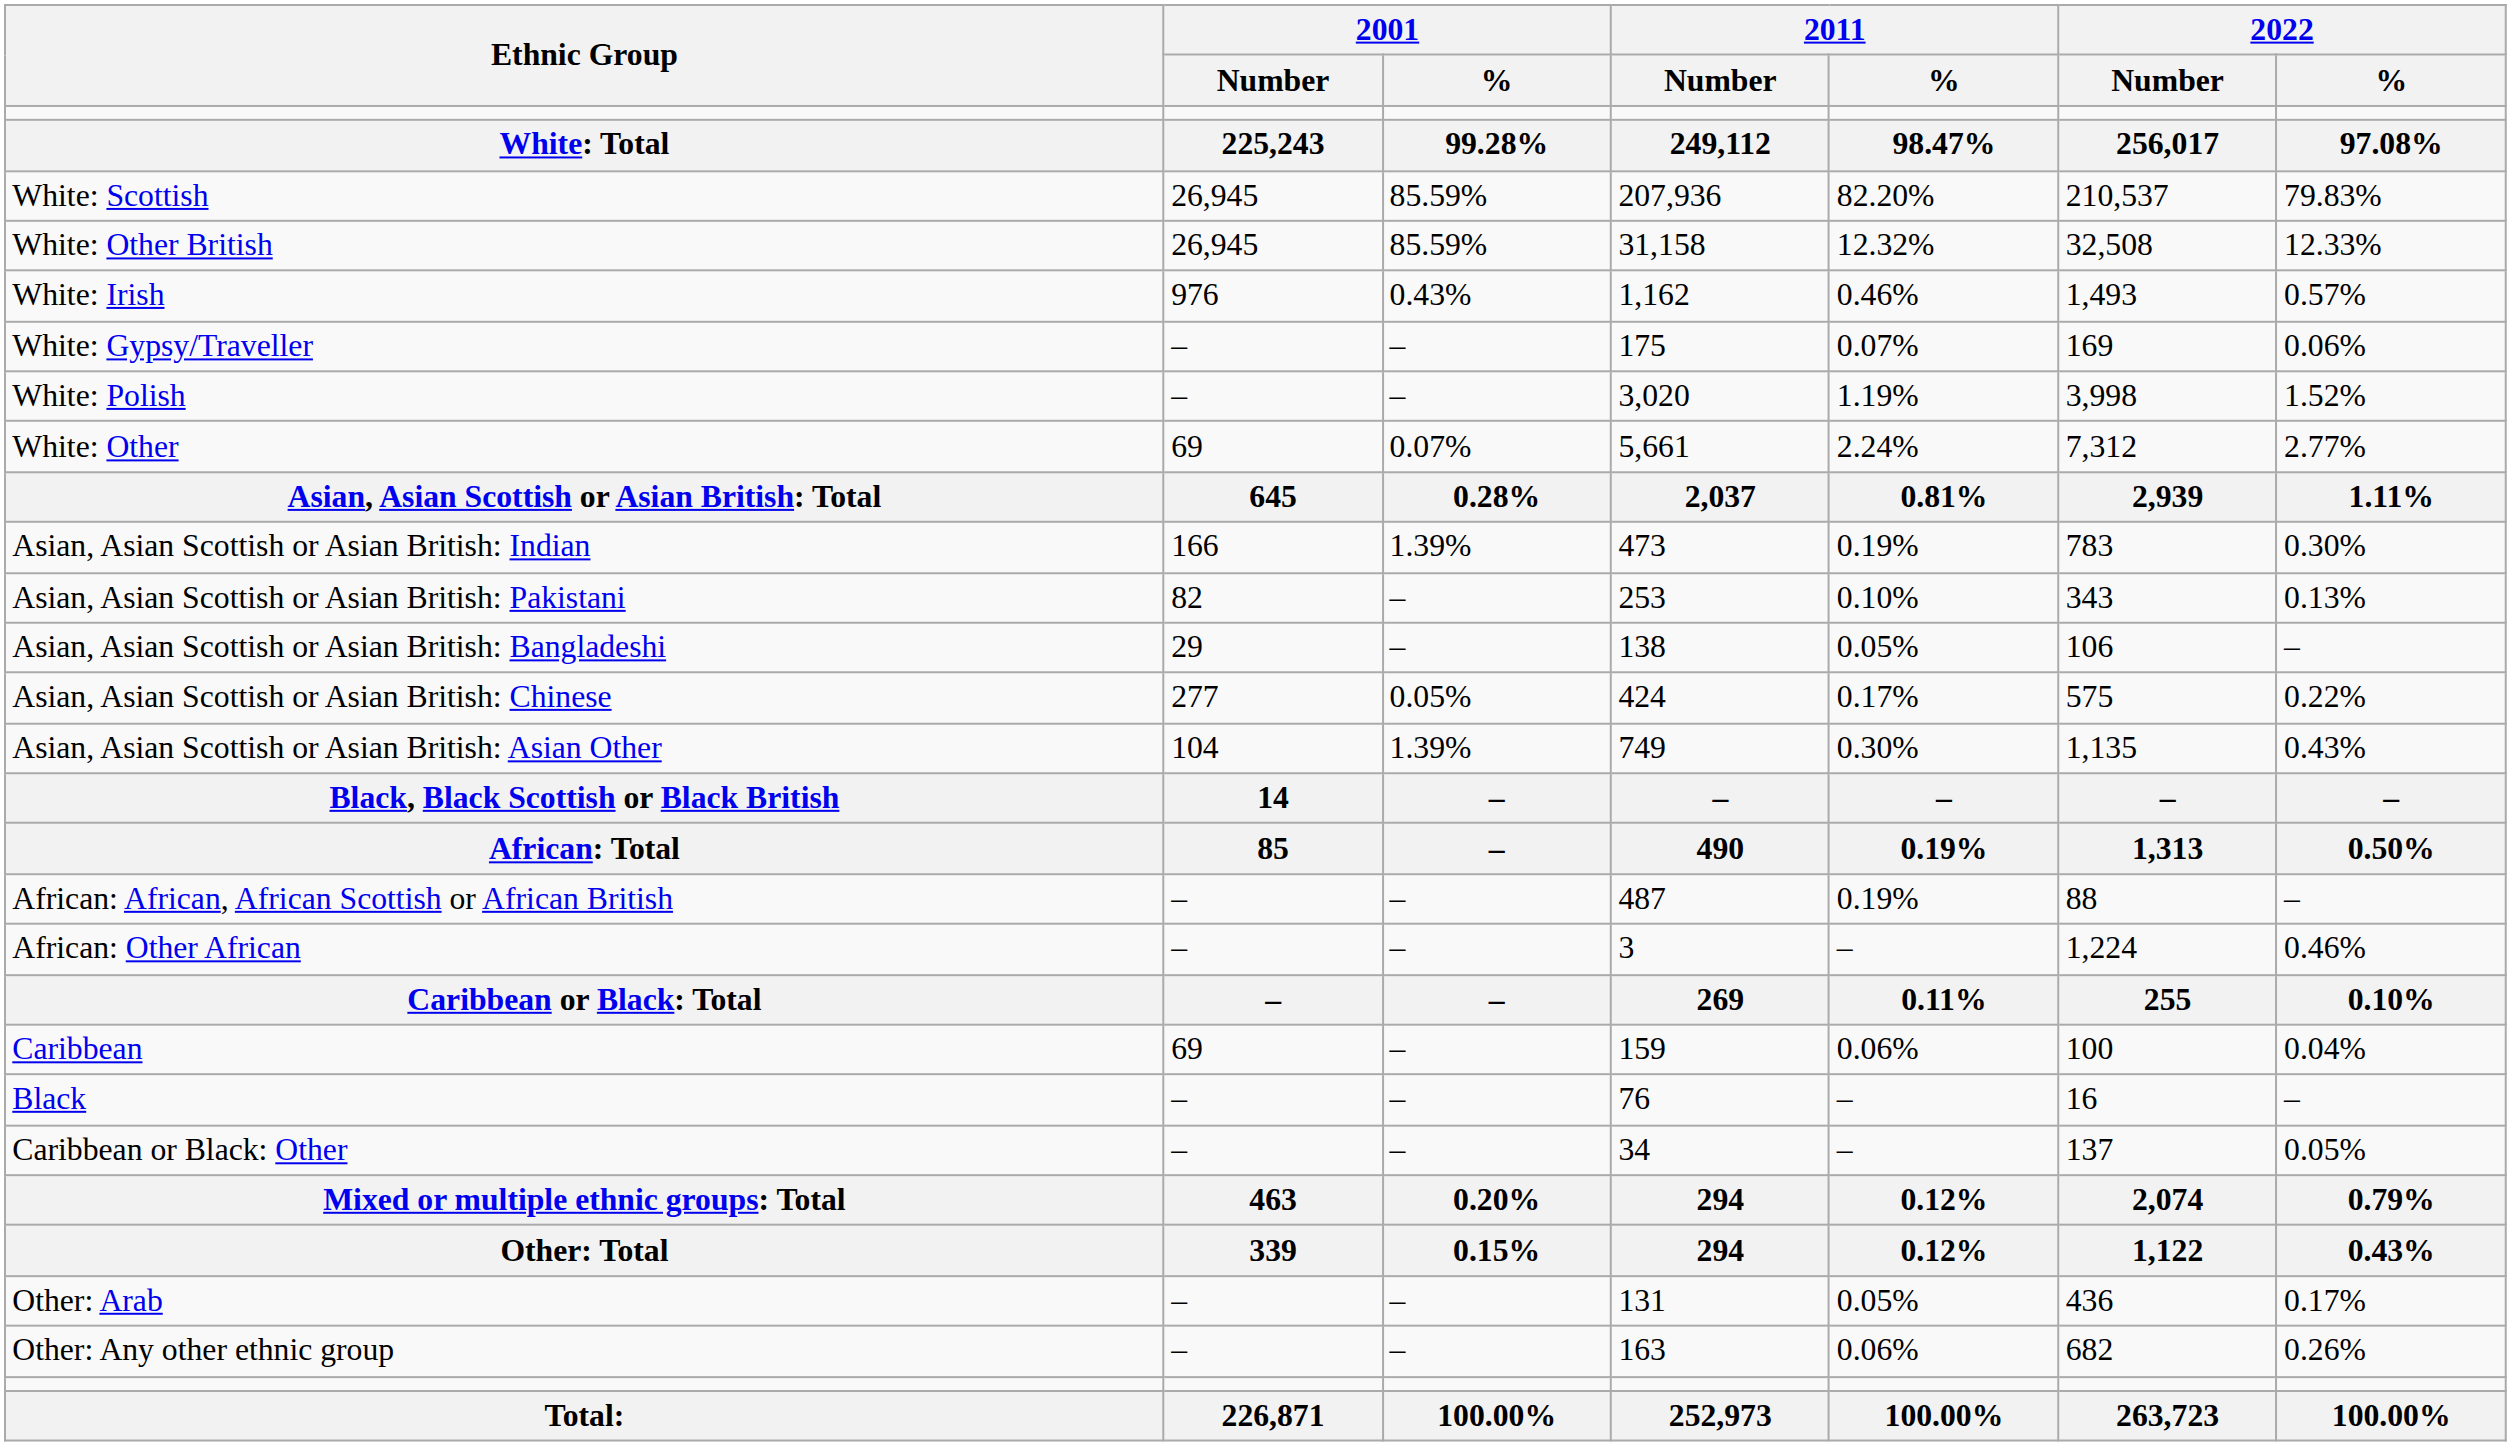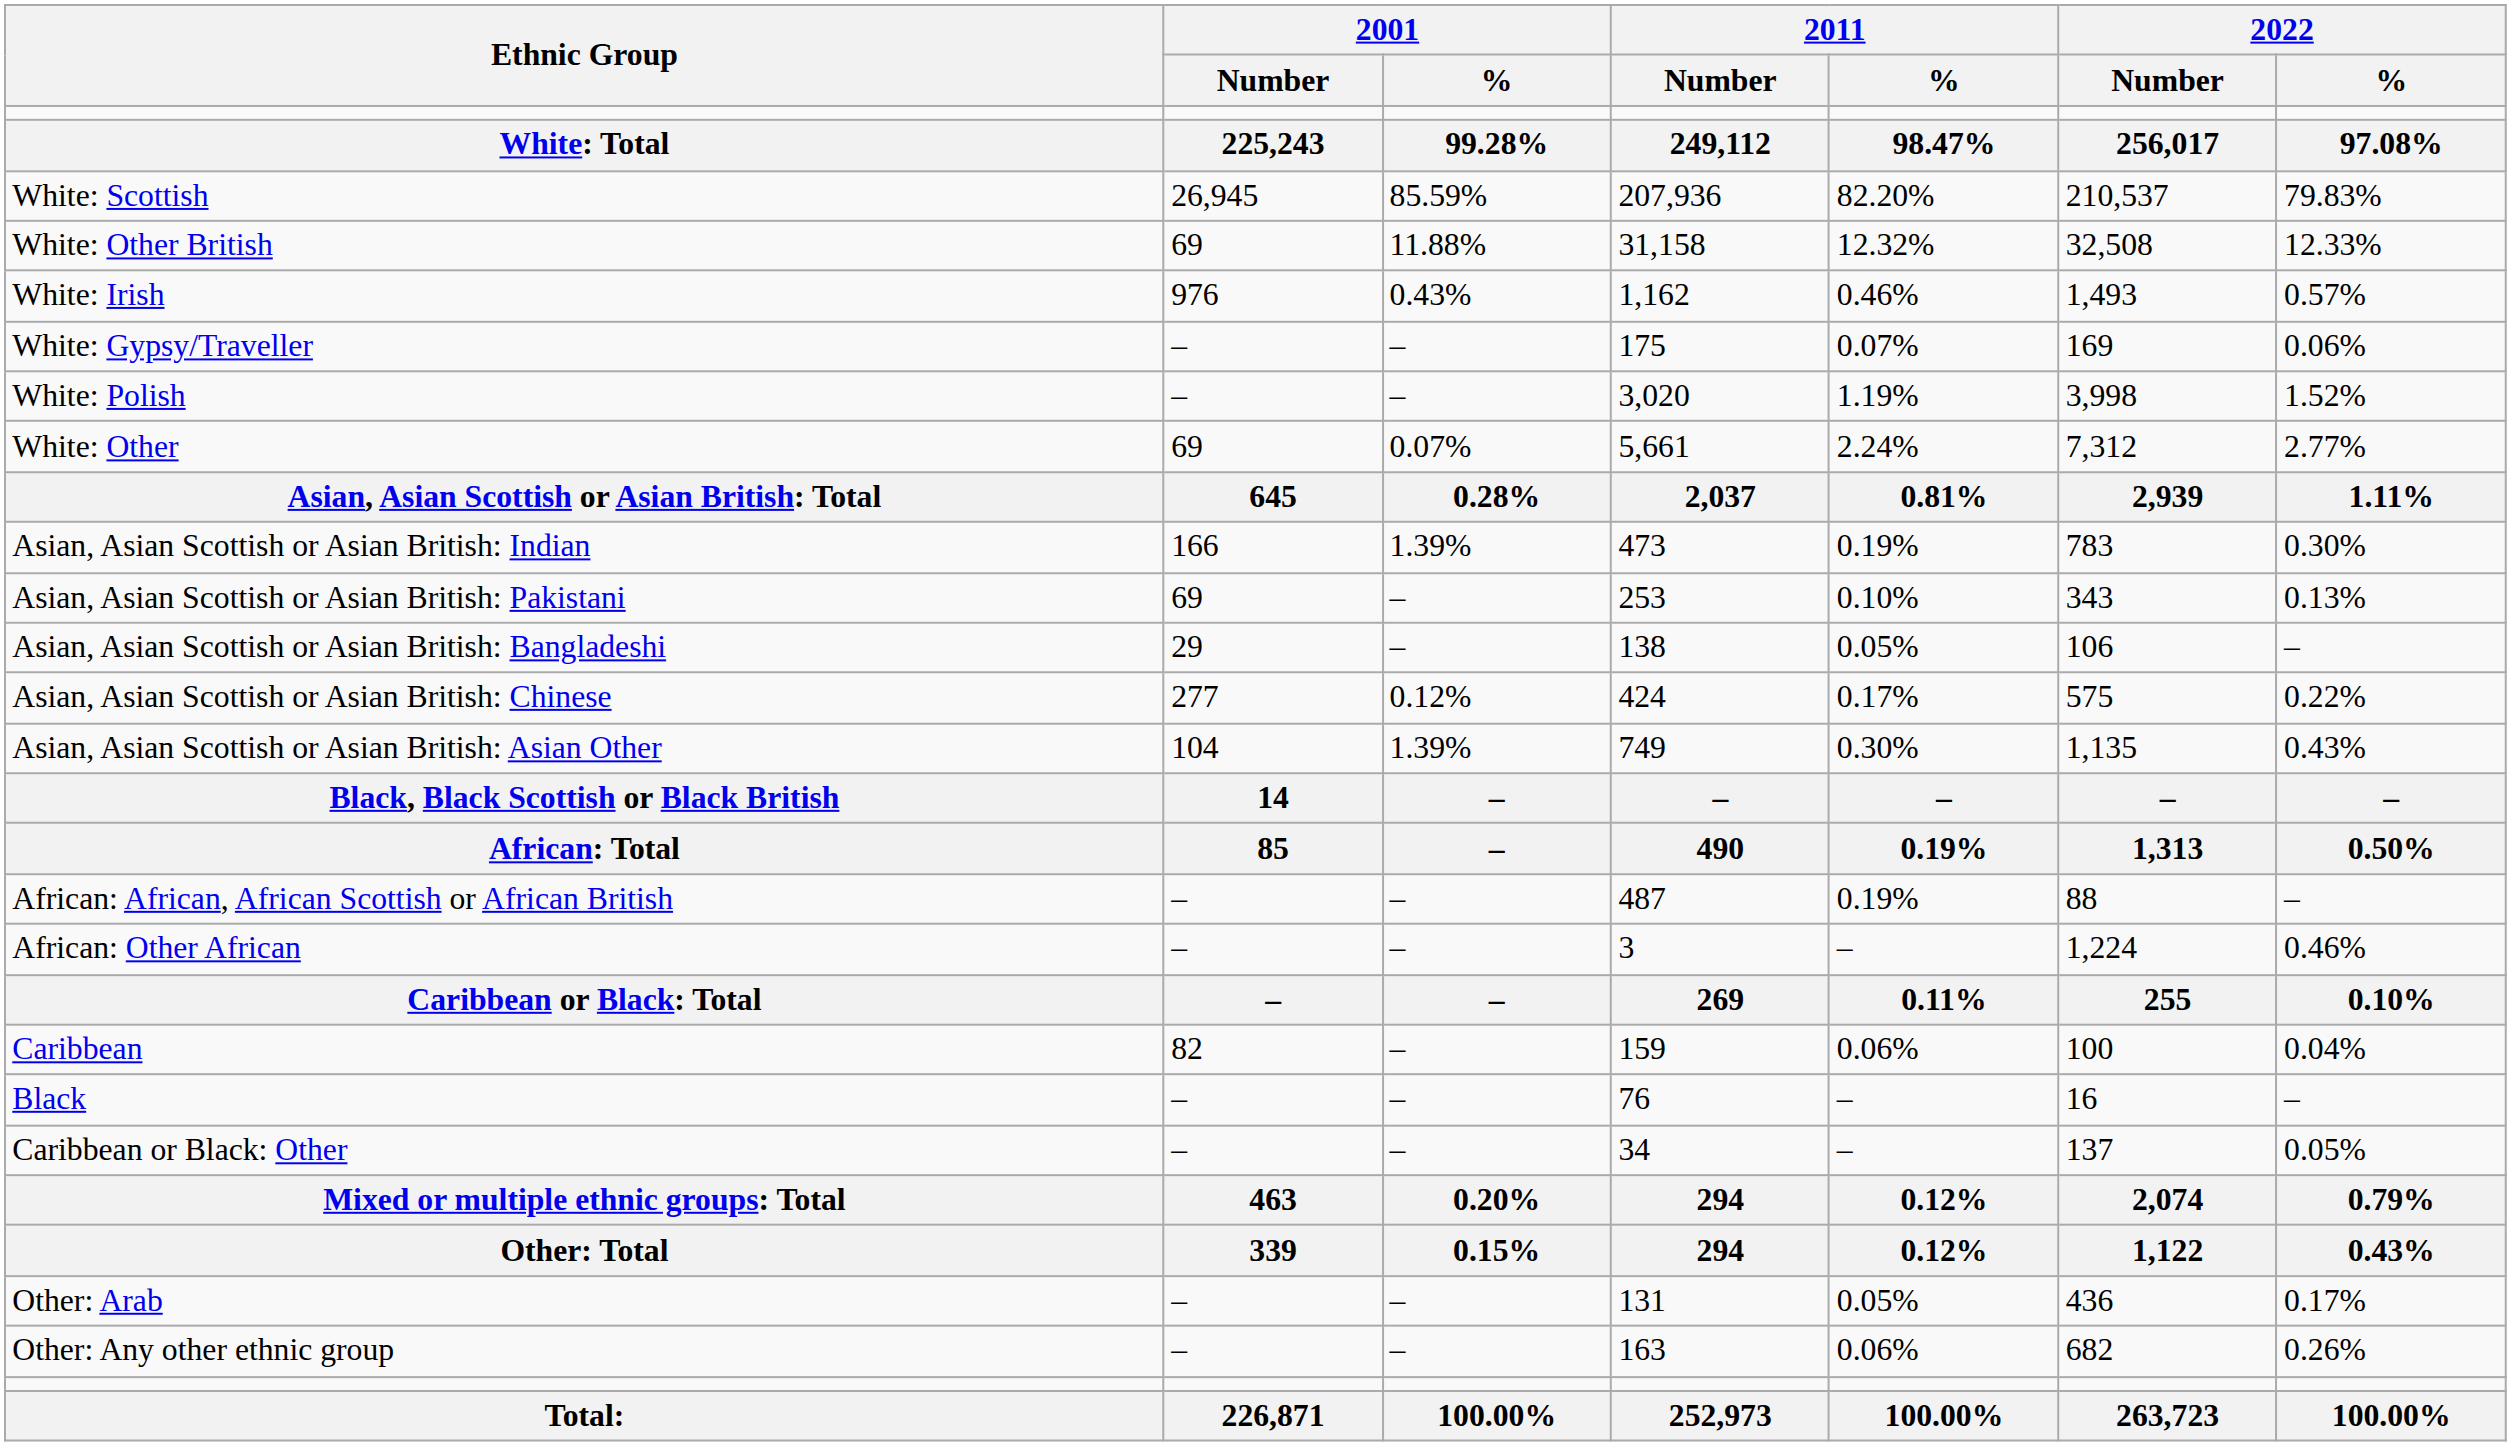(1215, 245) 26,945 -> (1187, 245) 69
(1438, 245) 85.59% -> (1438, 245) 11.88%
(1187, 596) 82 -> (1187, 596) 69
(1430, 697) 0.05% -> (1430, 697) 0.12%
(1187, 1049) 69 -> (1187, 1049) 82
